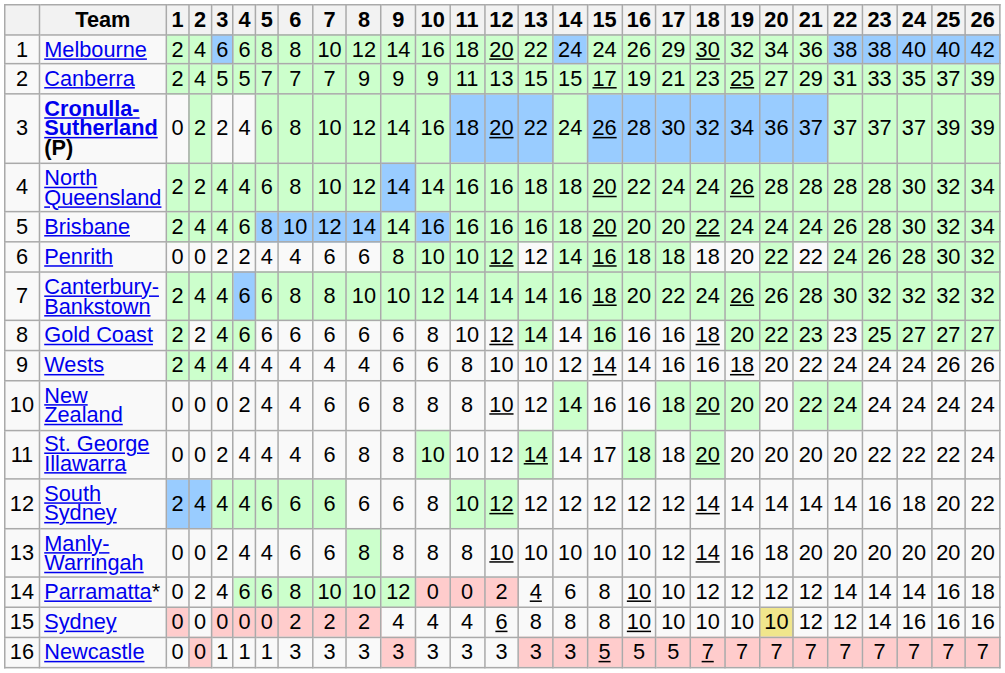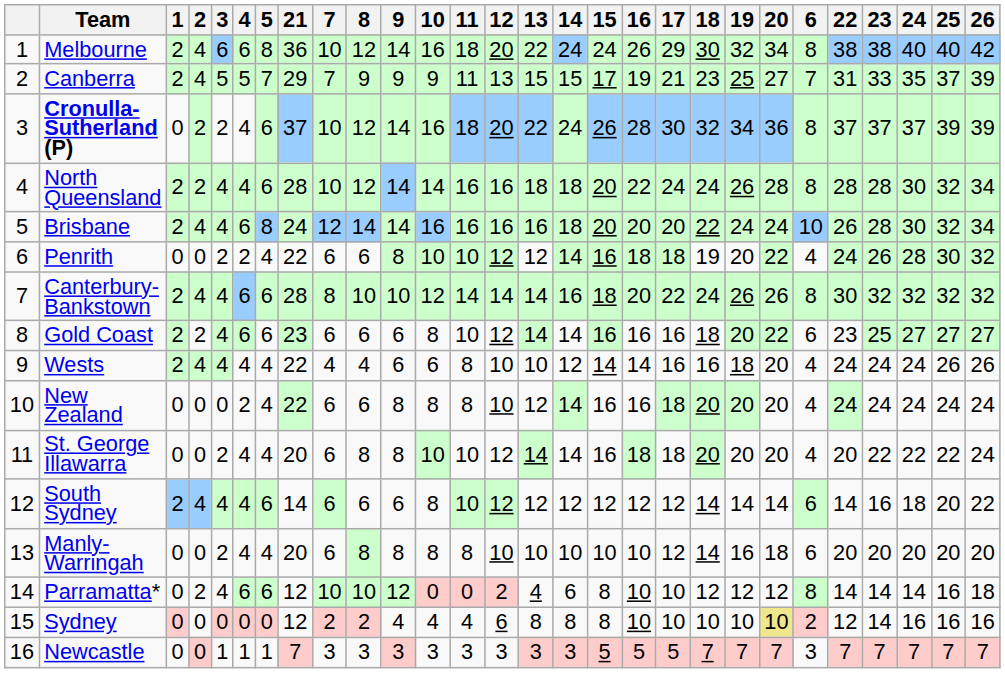columns swapped: (295, 19) <-> (811, 19)
(708, 256) 18 -> (708, 256) 19
(605, 454) 17 -> (605, 454) 16
